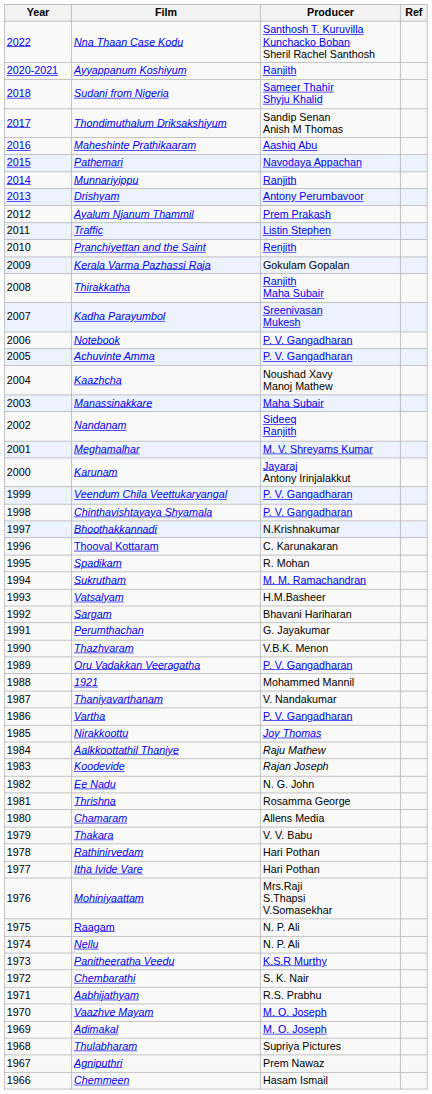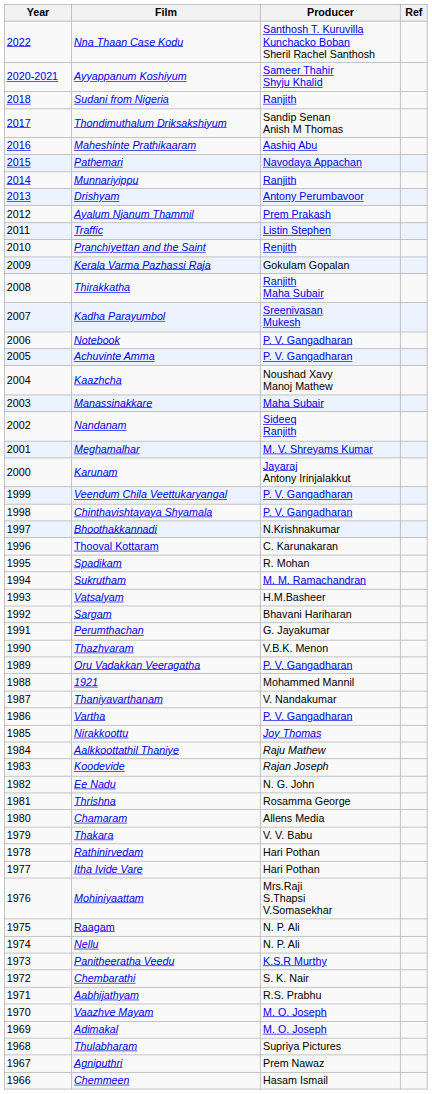(280, 71) Ranjith -> (298, 77) Sameer Thahir Shyju Khalid
(298, 94) Sameer Thahir Shyju Khalid -> (280, 100) Ranjith
